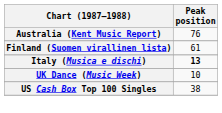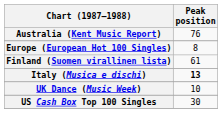+ row: (89, 48)
(196, 88) 38 -> (196, 102) 30
